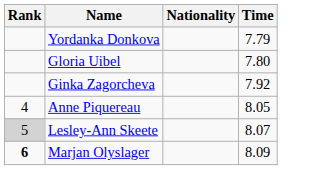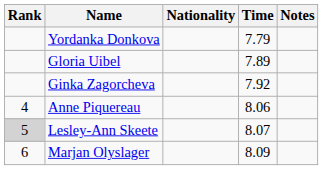+ column: (297, 15)
(258, 61) 7.80 -> (258, 61) 7.89
(258, 107) 8.05 -> (258, 107) 8.06
(25, 152) bold -> (25, 152) normal
